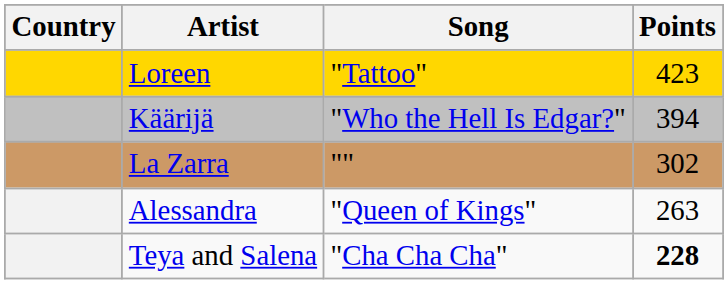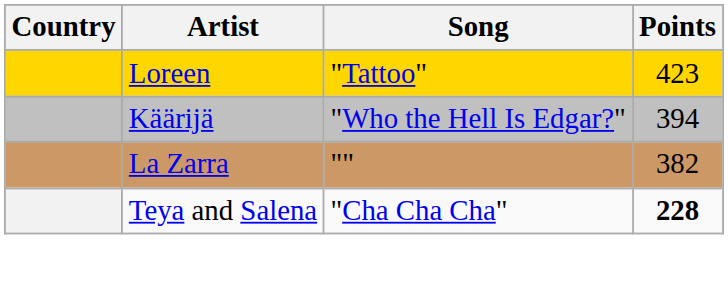(678, 164) 302 -> (678, 164) 382
- row: (193, 210)
